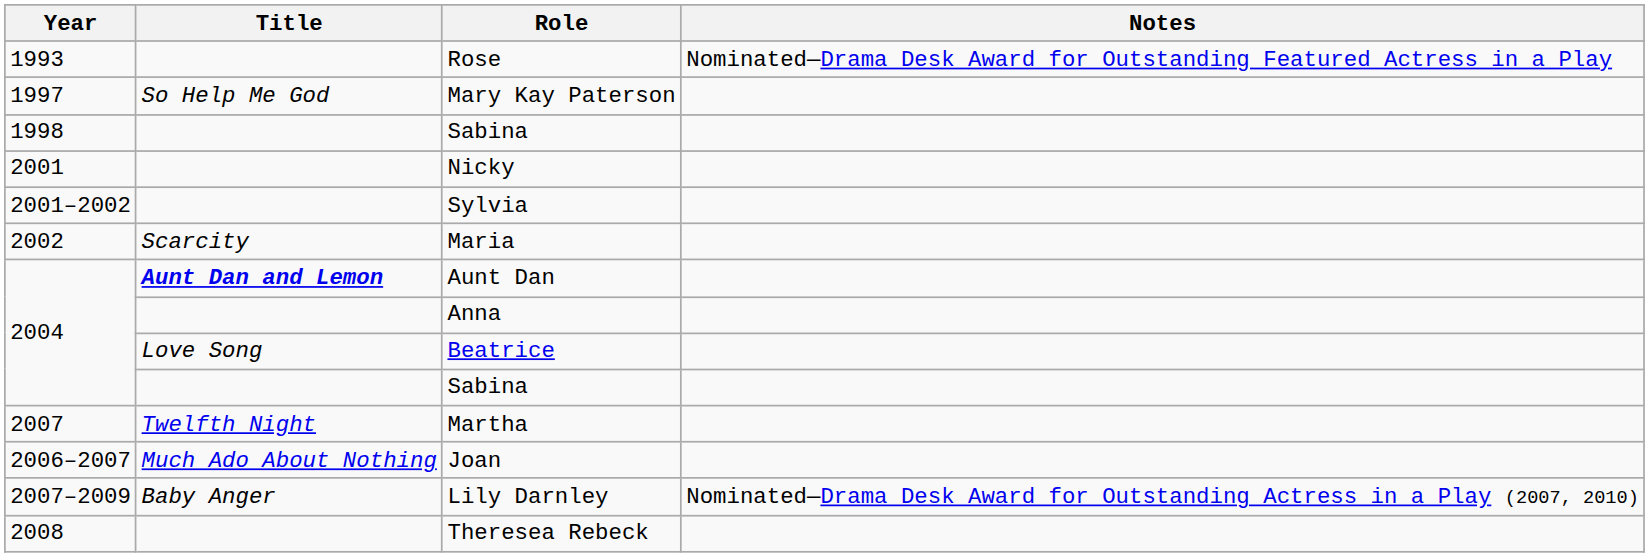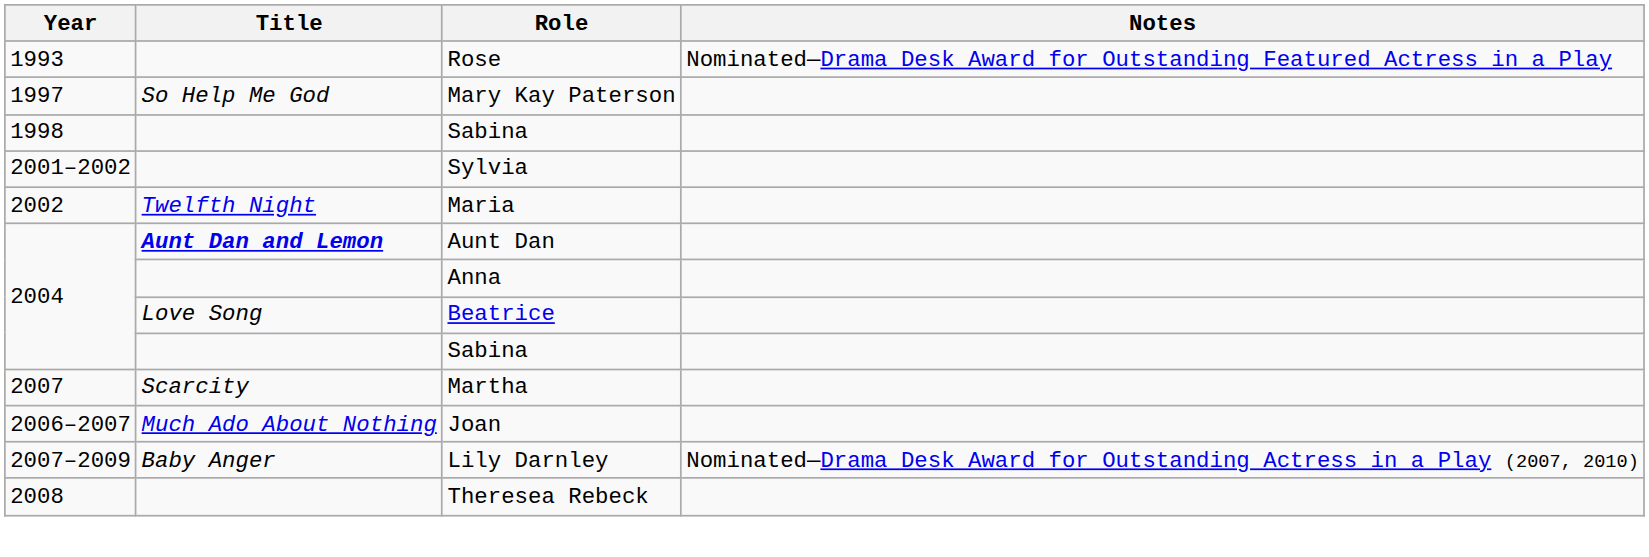- row: (37, 169)
(195, 242) Scarcity -> (229, 205) Twelfth Night
(229, 424) Twelfth Night -> (195, 388) Scarcity
